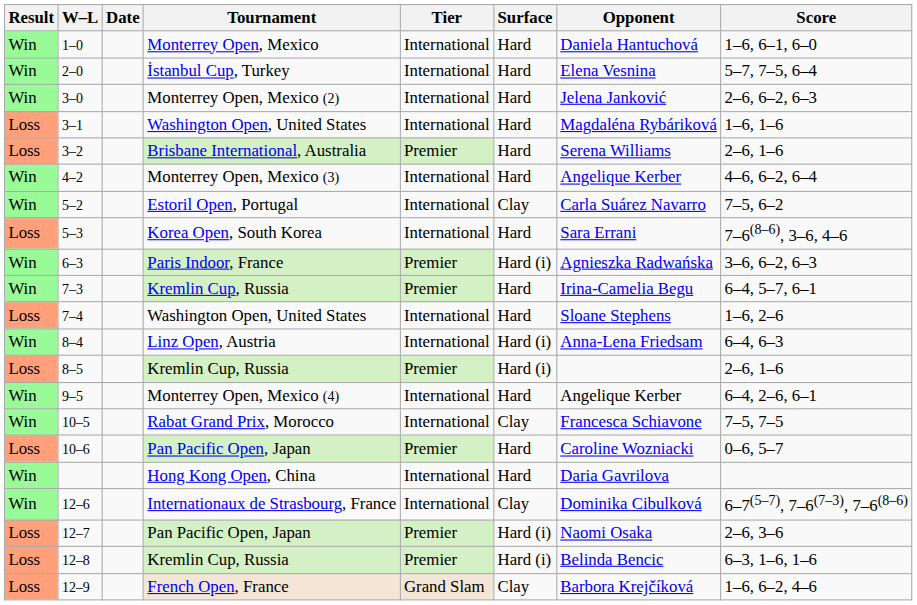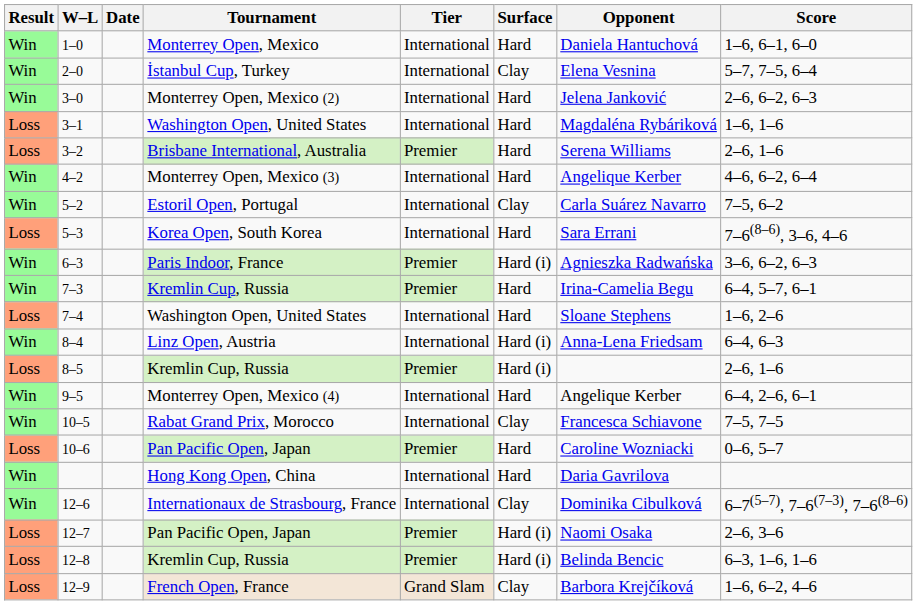(514, 71) Hard -> (513, 71) Clay
